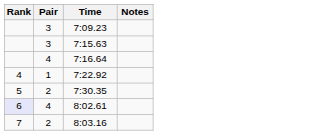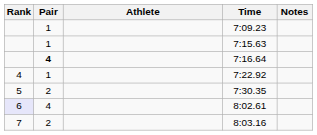+ column: (143, 12)
(48, 28) 3 -> (48, 28) 1
(48, 43) 3 -> (48, 43) 1
(48, 59) normal -> (48, 59) bold
